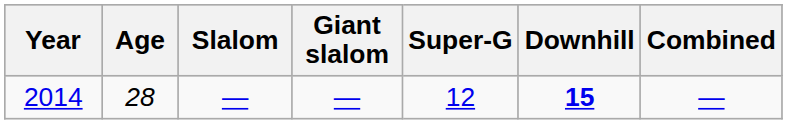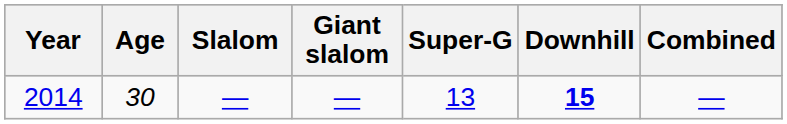(140, 97) 28 -> (140, 97) 30
(460, 97) 12 -> (460, 97) 13
